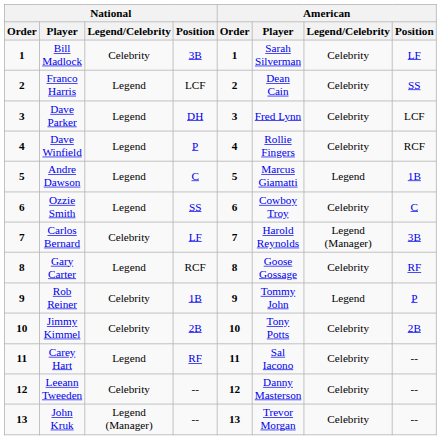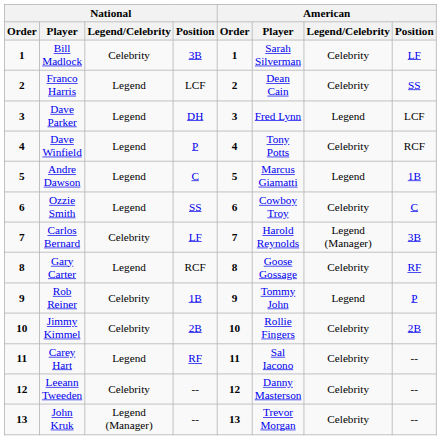(348, 115) Celebrity -> (348, 115) Legend
(278, 146) Rollie Fingers -> (278, 146) Tony Potts
(278, 328) Tony Potts -> (278, 328) Rollie Fingers
